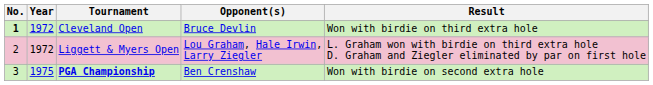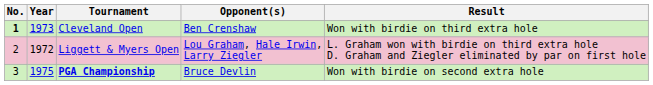(42, 29) 1972 -> (42, 29) 1973
(220, 29) Bruce Devlin -> (220, 29) Ben Crenshaw
(220, 73) Ben Crenshaw -> (220, 73) Bruce Devlin
